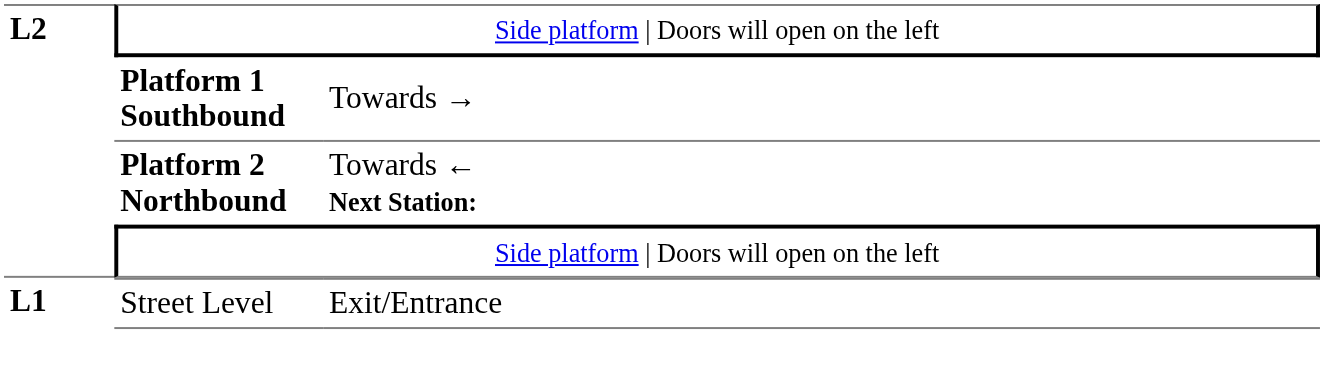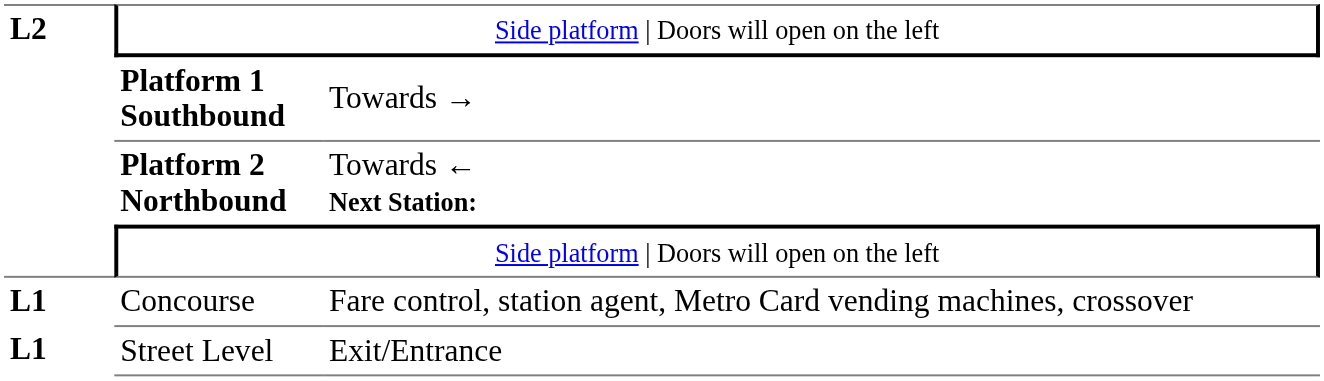+ row: (188, 300)
